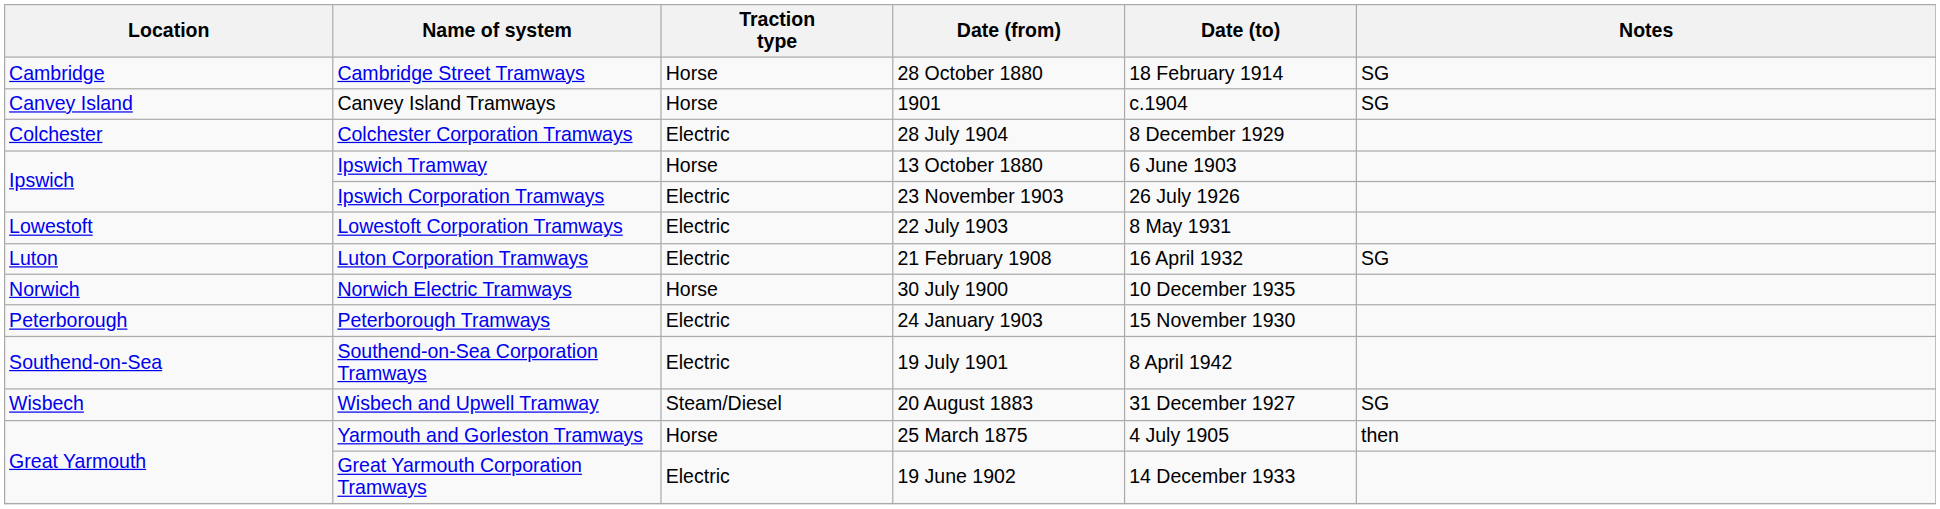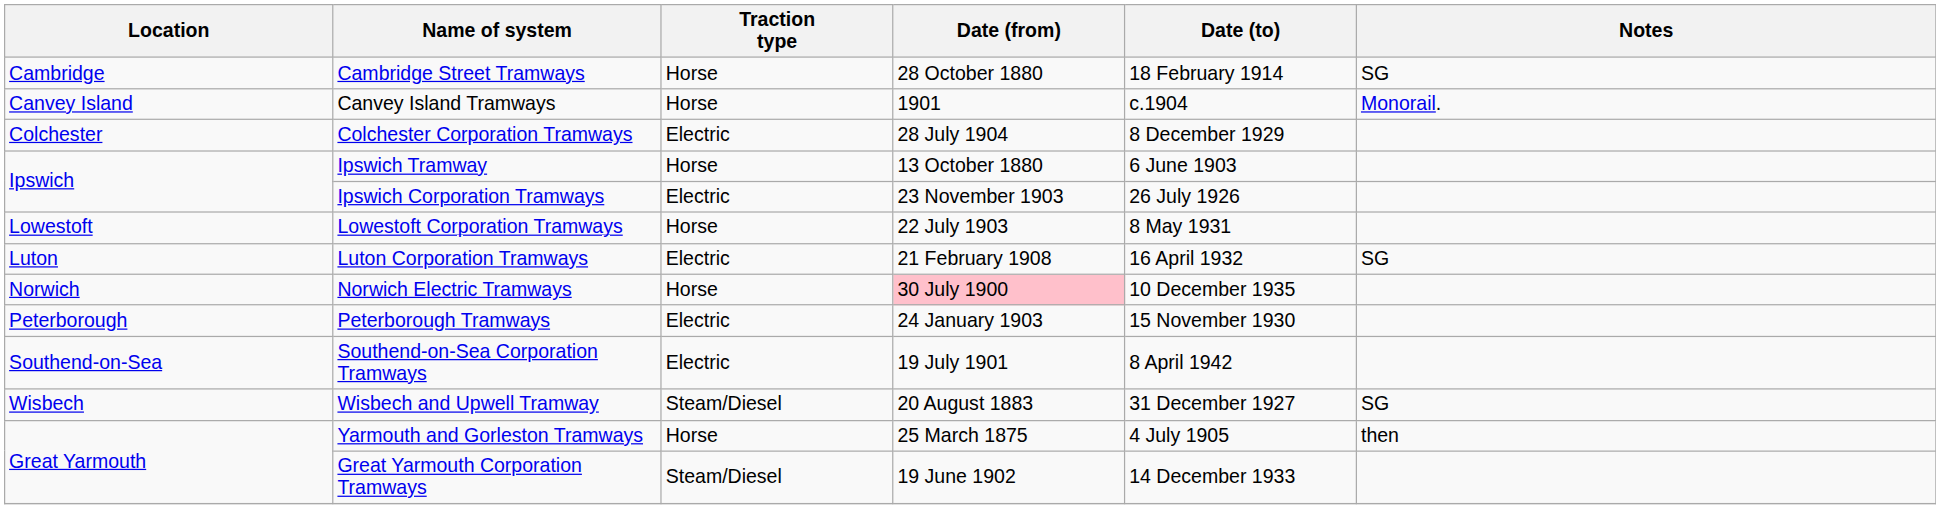(1375, 103) SG -> (1401, 103) Monorail.
(698, 227) Electric -> (692, 227) Horse
(953, 289) no background -> (953, 289) pink background
(698, 477) Electric -> (724, 477) Steam/Diesel
